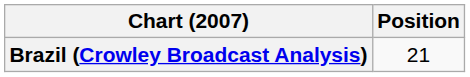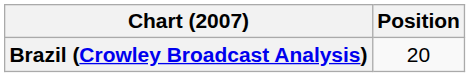(418, 54) 21 -> (418, 54) 20
